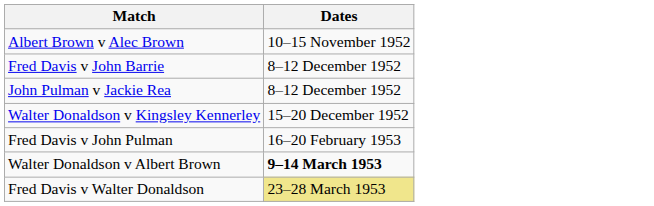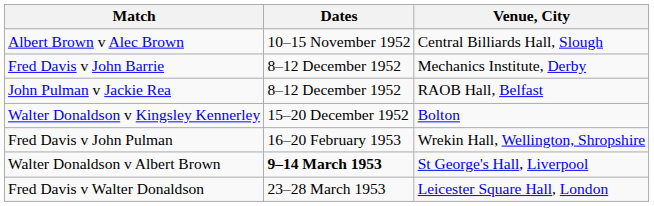+ column: (531, 16)
(326, 189) khaki background -> (326, 189) no background
